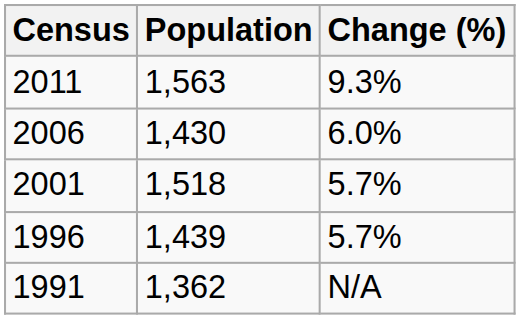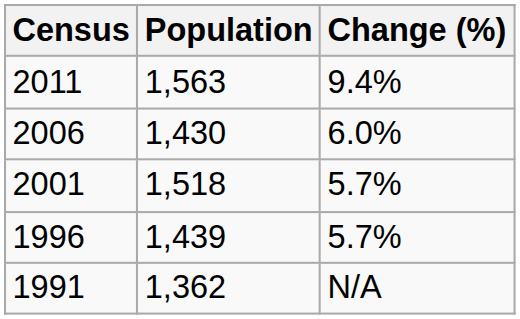(365, 81) 9.3% -> (365, 81) 9.4%
